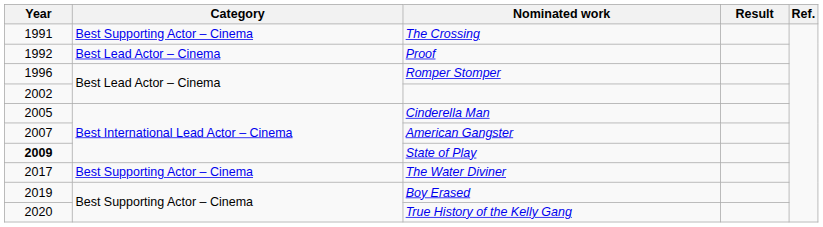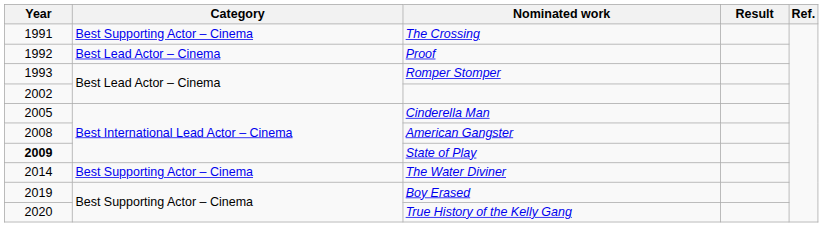(38, 73) 1996 -> (38, 73) 1993
(38, 133) 2007 -> (38, 133) 2008
(38, 172) 2017 -> (38, 172) 2014
